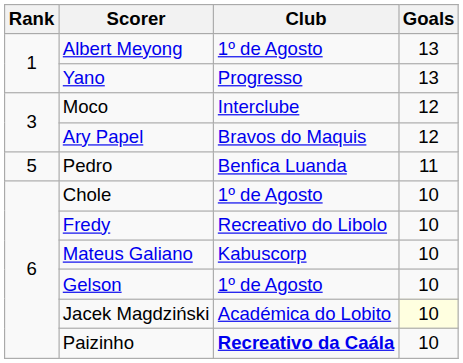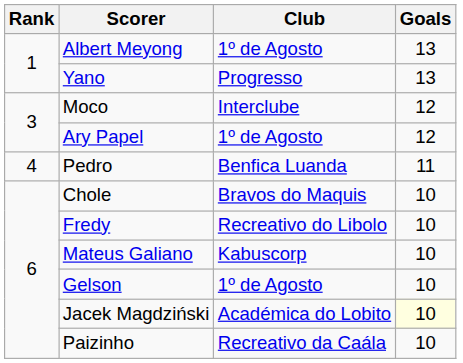(292, 136) Bravos do Maquis -> (270, 136) 1º de Agosto
(32, 166) 5 -> (32, 166) 4
(270, 195) 1º de Agosto -> (292, 195) Bravos do Maquis
(306, 343) bold -> (302, 343) normal
